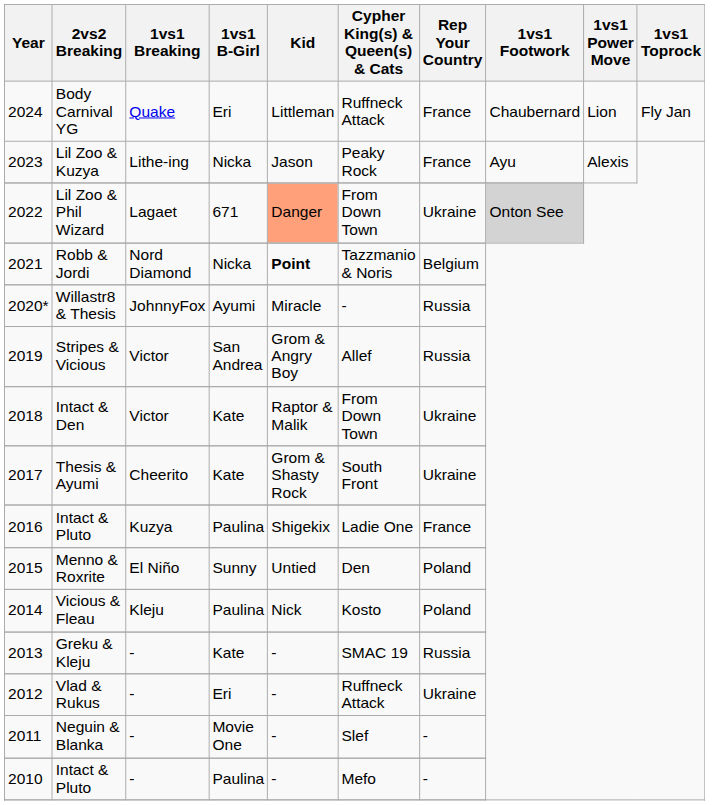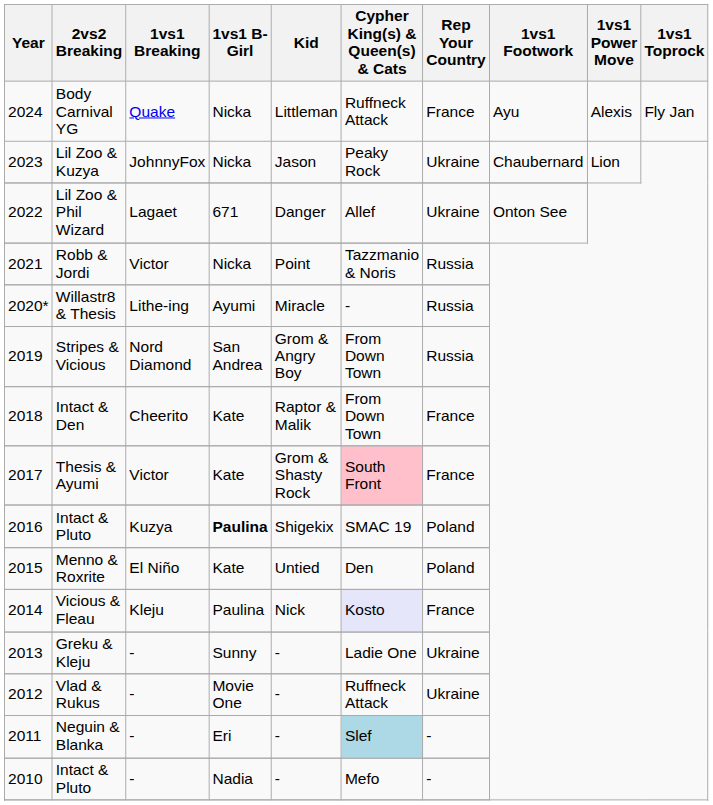(222, 111) Eri -> (232, 111) Nicka
(535, 111) Chaubernard -> (506, 111) Ayu
(602, 111) Lion -> (611, 111) Alexis
(159, 162) Lithe-ing -> (167, 162) JohnnyFox
(447, 162) France -> (453, 162) Ukraine
(503, 162) Ayu -> (538, 162) Chaubernard
(608, 162) Alexis -> (605, 162) Lion
(297, 212) lightsalmon background -> (300, 212) no background
(361, 212) From Down Town -> (360, 212) Allef
(527, 212) lightgrey background -> (530, 212) no background
(160, 263) Nord Diamond -> (149, 263) Victor
(291, 263) bold -> (292, 263) normal
(451, 263) Belgium -> (450, 263) Russia
(167, 305) JohnnyFox -> (159, 305) Lithe-ing
(149, 356) Victor -> (160, 356) Nord Diamond
(357, 356) Allef -> (365, 356) From Down Town
(149, 416) Victor -> (159, 416) Cheerito
(450, 416) Ukraine -> (450, 416) France
(159, 475) Cheerito -> (149, 475) Victor
(362, 475) no background -> (365, 475) pink background
(450, 475) Ukraine -> (450, 475) France
(238, 526) normal -> (240, 526) bold
(377, 526) Ladie One -> (378, 526) SMAC 19
(447, 526) France -> (450, 526) Poland
(234, 568) Sunny -> (228, 568) Kate
(361, 610) no background -> (365, 610) lavender background
(447, 610) Poland -> (450, 610) France
(228, 652) Kate -> (234, 652) Sunny
(375, 652) SMAC 19 -> (381, 652) Ladie One
(447, 652) Russia -> (453, 652) Ukraine
(222, 694) Eri -> (233, 694) Movie One
(233, 736) Movie One -> (222, 736) Eri
(355, 736) no background -> (358, 736) lightblue background
(238, 778) Paulina -> (233, 778) Nadia
